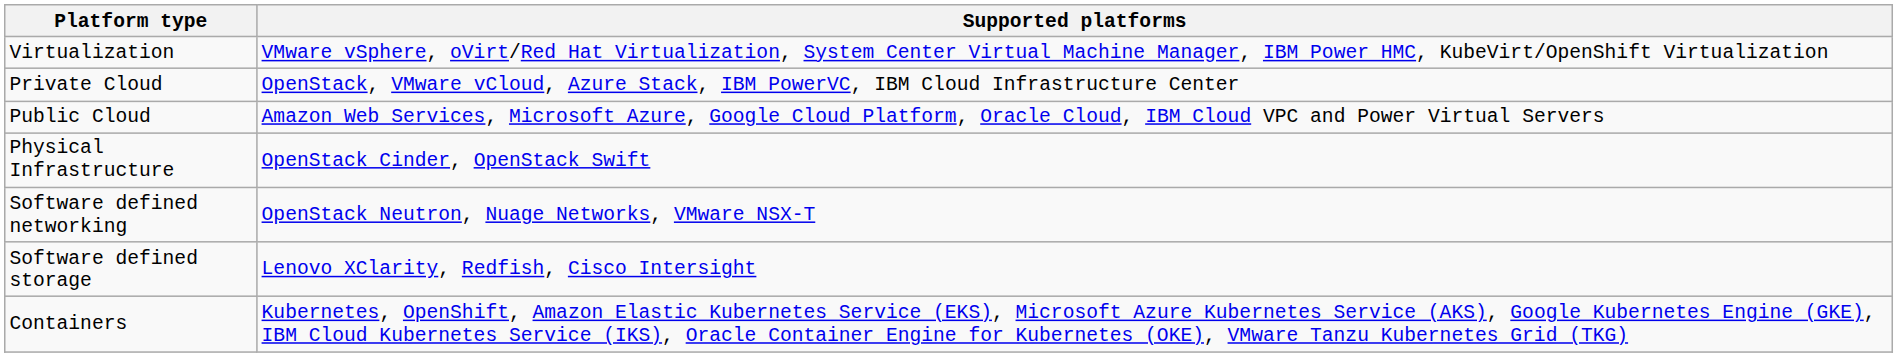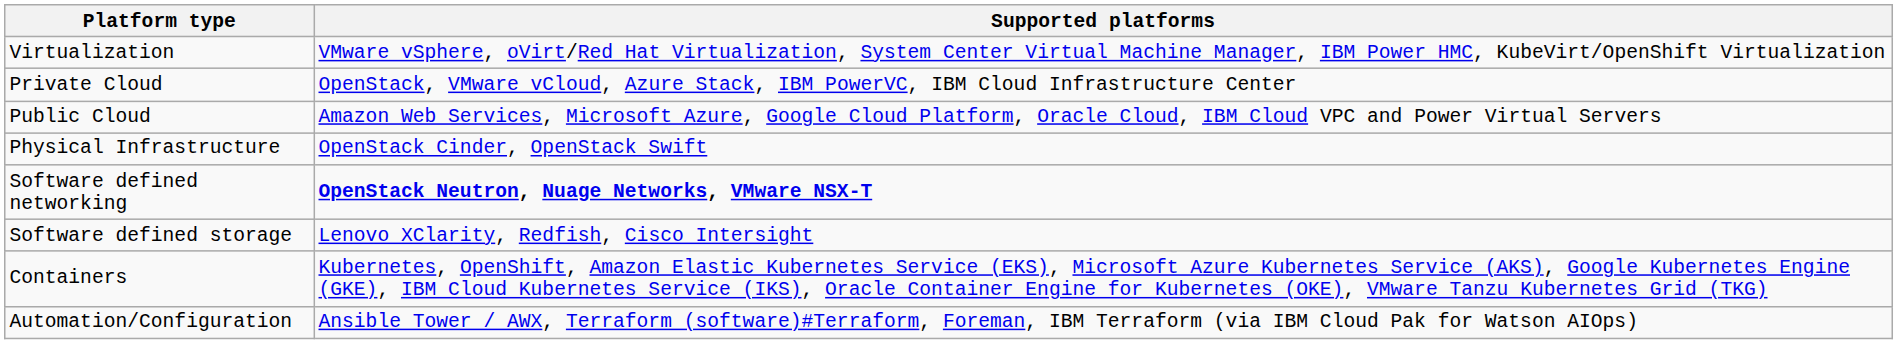(538, 215) normal -> (595, 192) bold
+ row: (151, 322)
